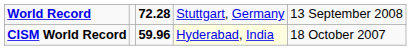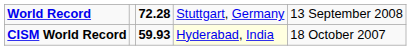(154, 34) 59.96 -> (154, 34) 59.93
